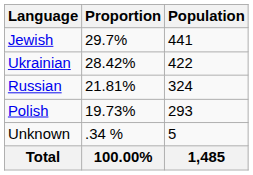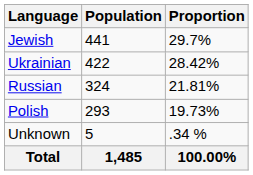columns swapped: (206, 16) <-> (123, 16)
